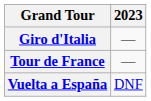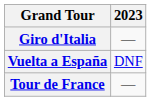rows swapped: (58, 61) <-> (58, 84)
